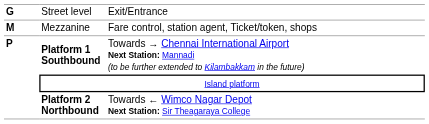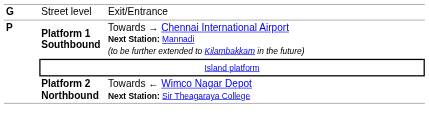- row: (66, 28)
